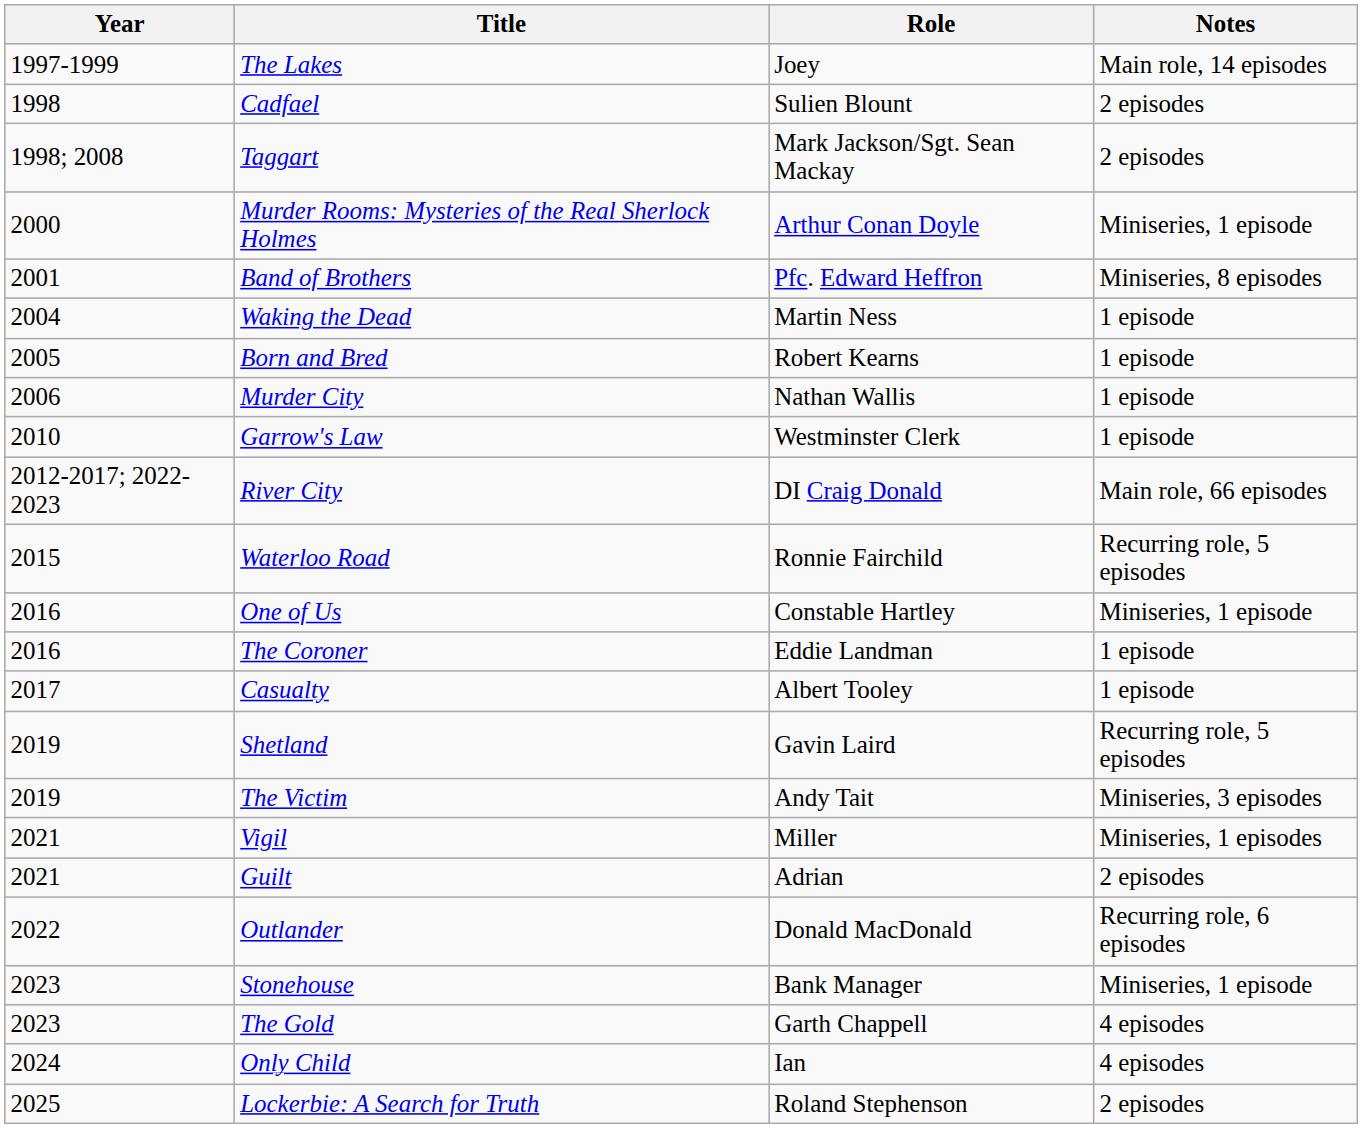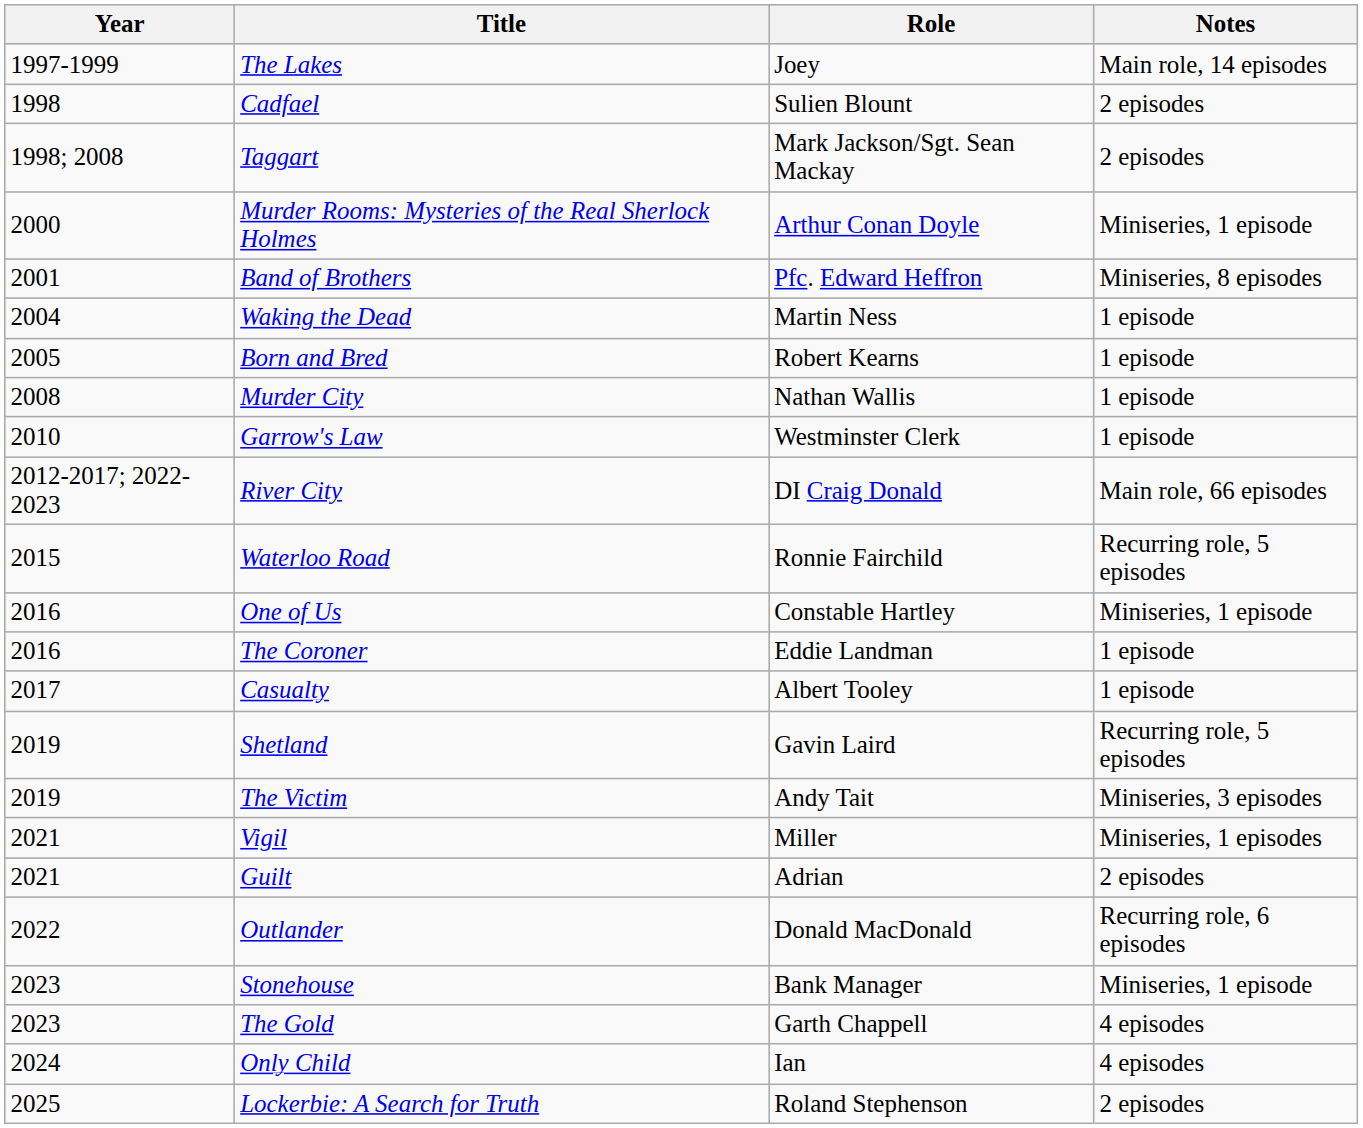(35, 397) 2006 -> (35, 397) 2008
